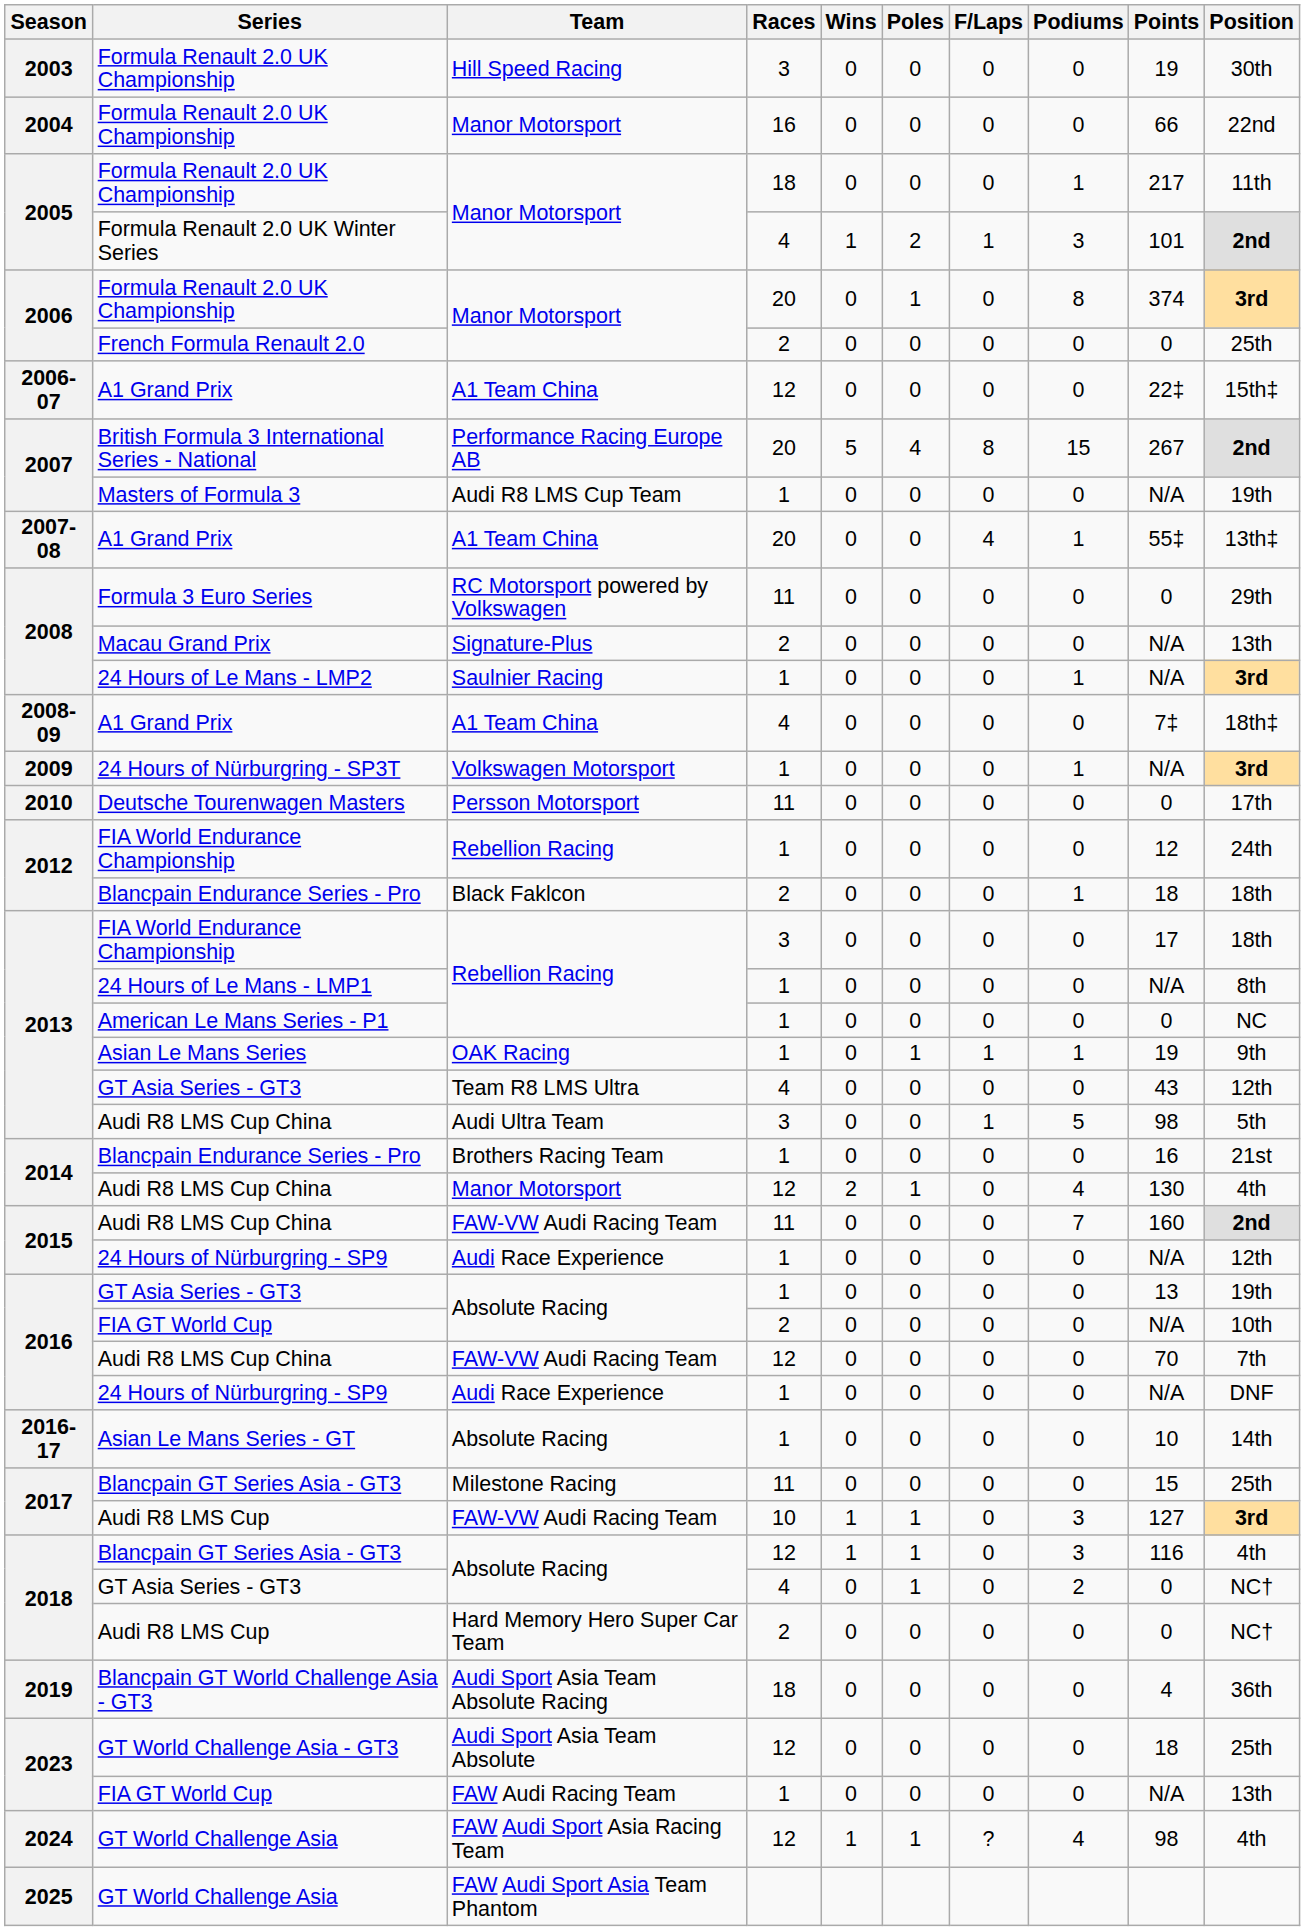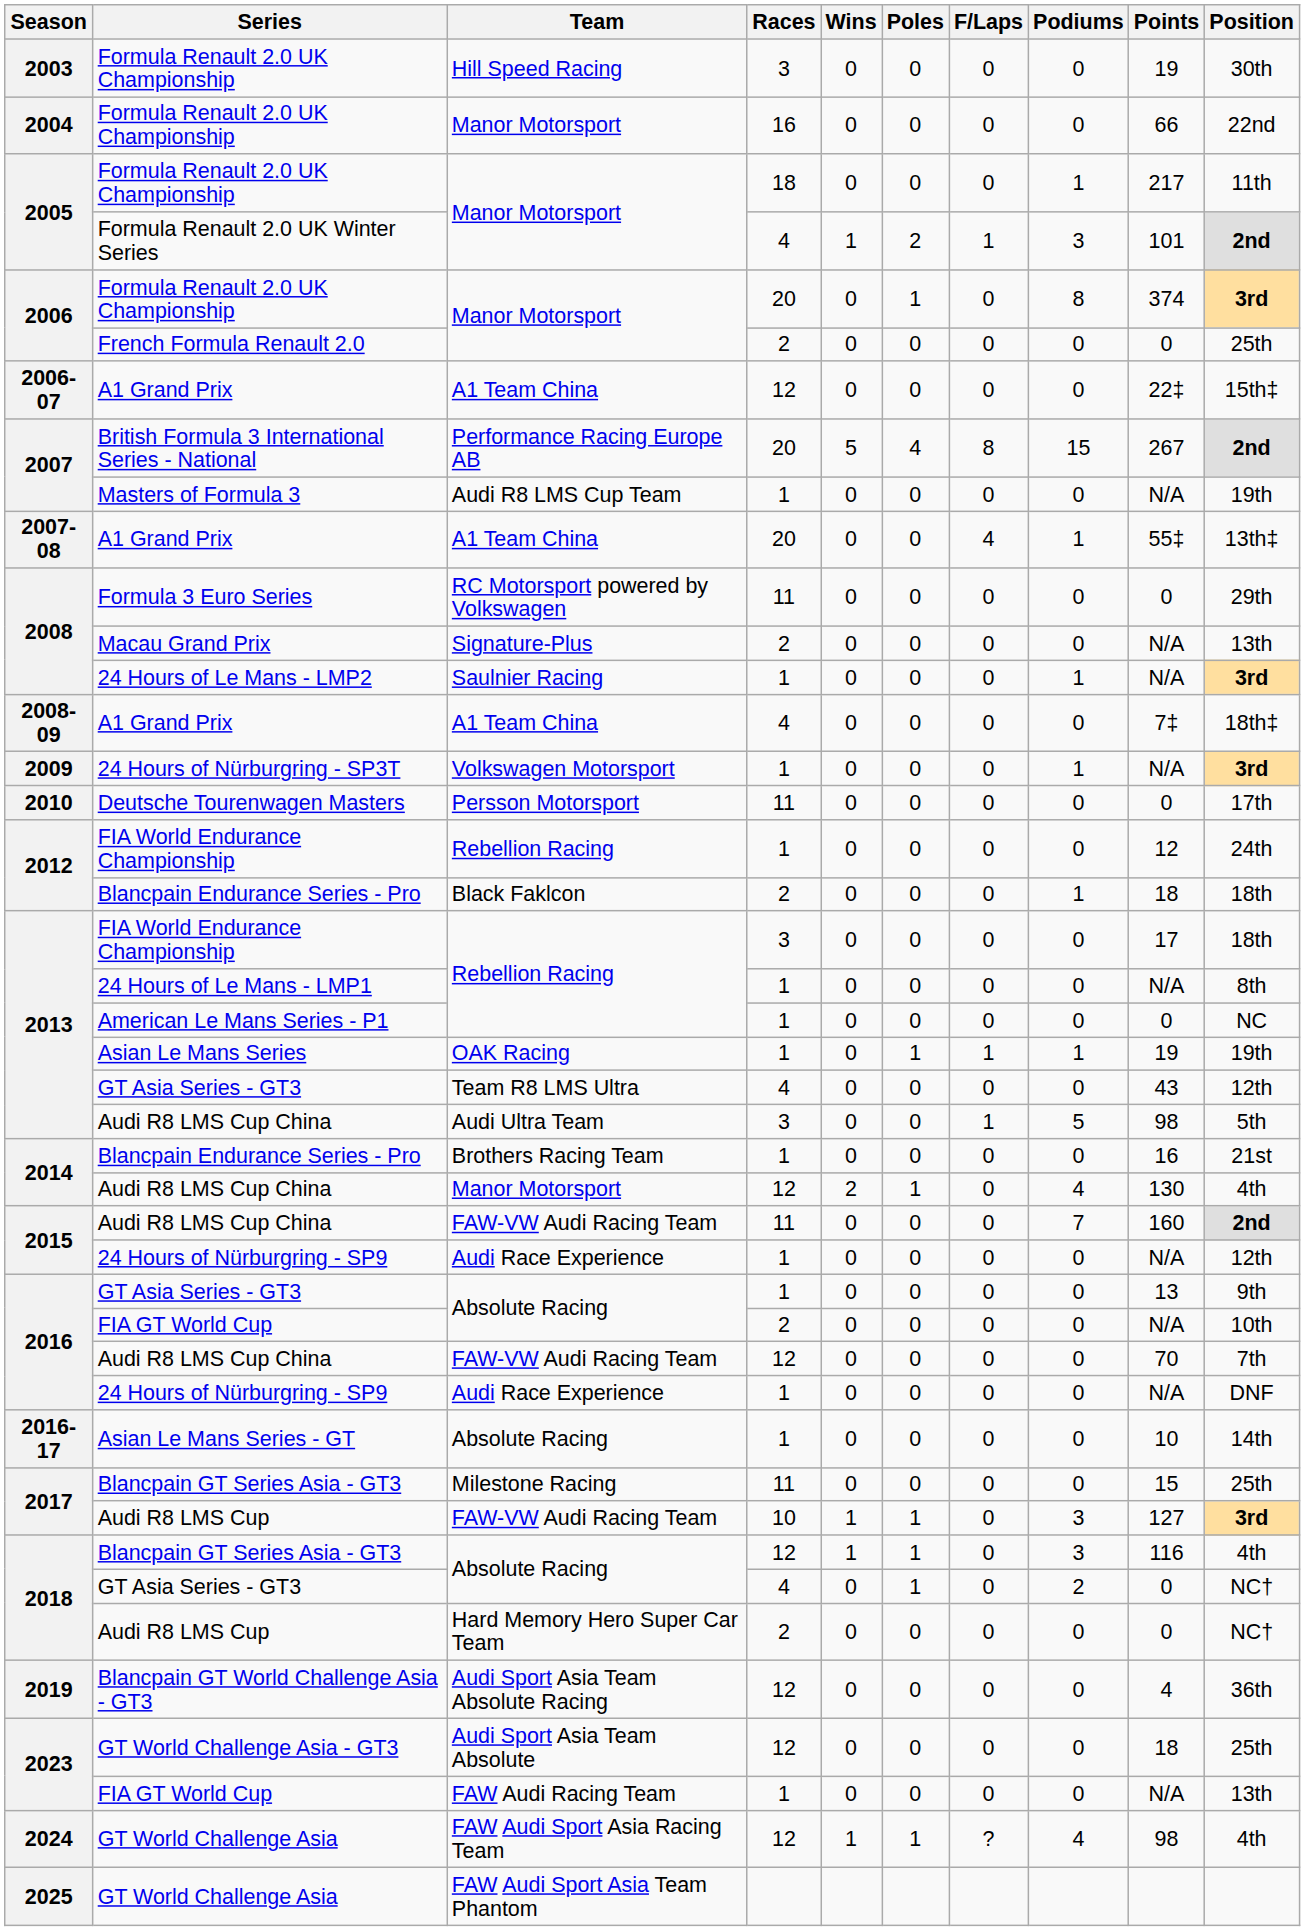(1252, 1054) 9th -> (1252, 1054) 19th
(1252, 1291) 19th -> (1252, 1291) 9th
(784, 1690) 18 -> (784, 1690) 12
